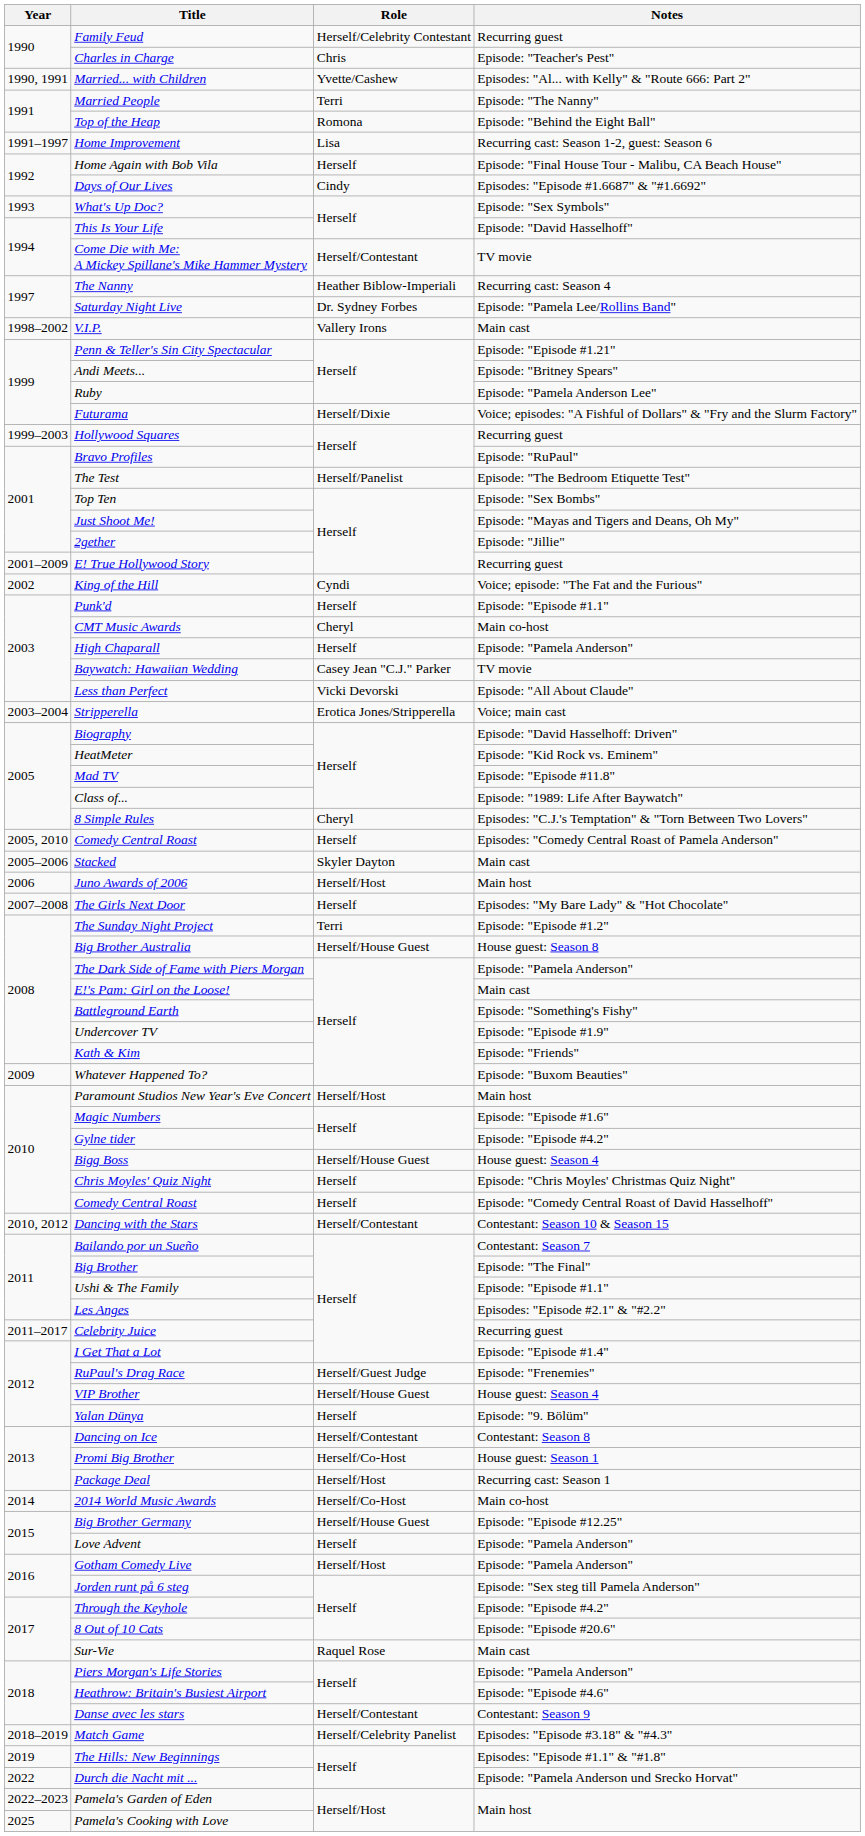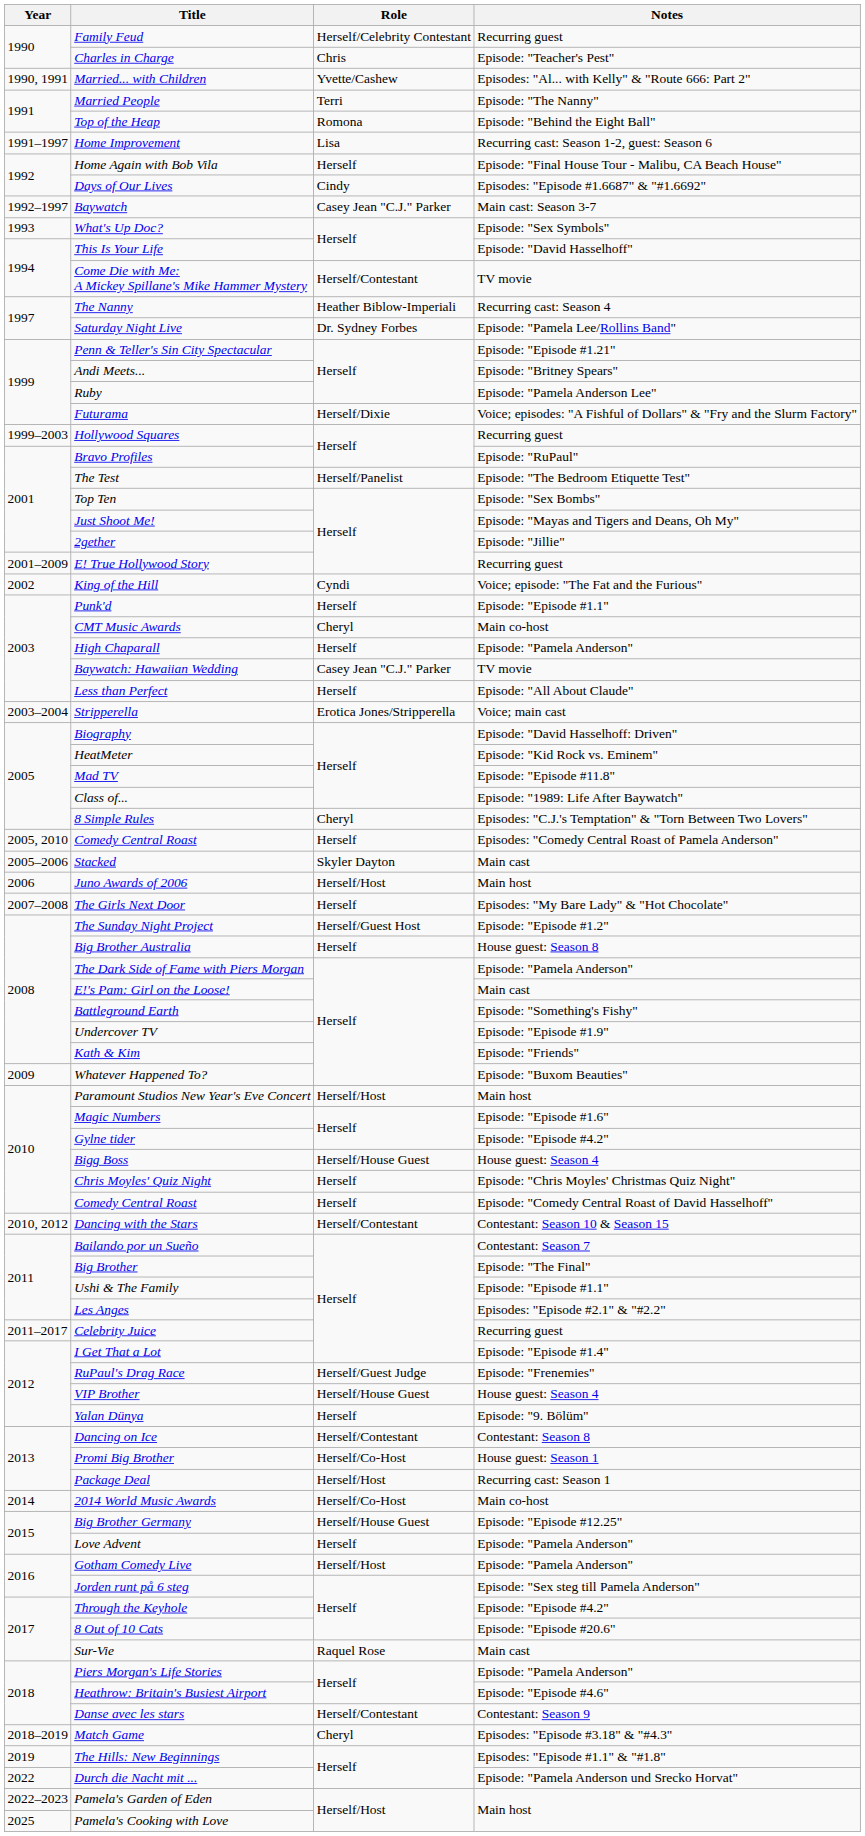+ row: (101, 206)
- row: (88, 328)
(358, 691) Vicki Devorski -> (337, 691) Herself
(330, 925) Terri -> (369, 925) Herself/Guest Host
(373, 946) Herself/House Guest -> (337, 946) Herself
(386, 1735) Herself/Celebrity Panelist -> (335, 1735) Cheryl
